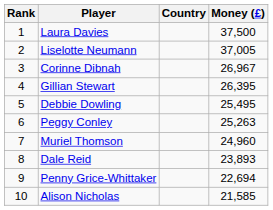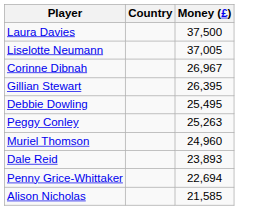- column: (21, 13)
